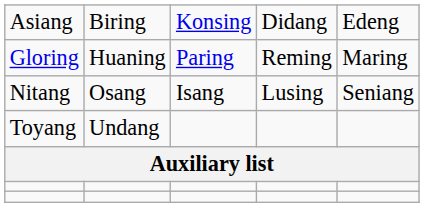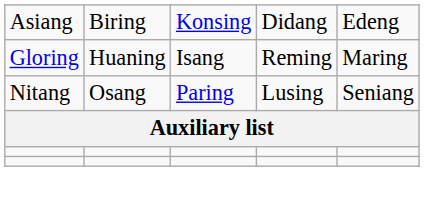(205, 57) Paring -> (200, 57) Isang
(200, 92) Isang -> (205, 92) Paring
- row: (43, 128)
